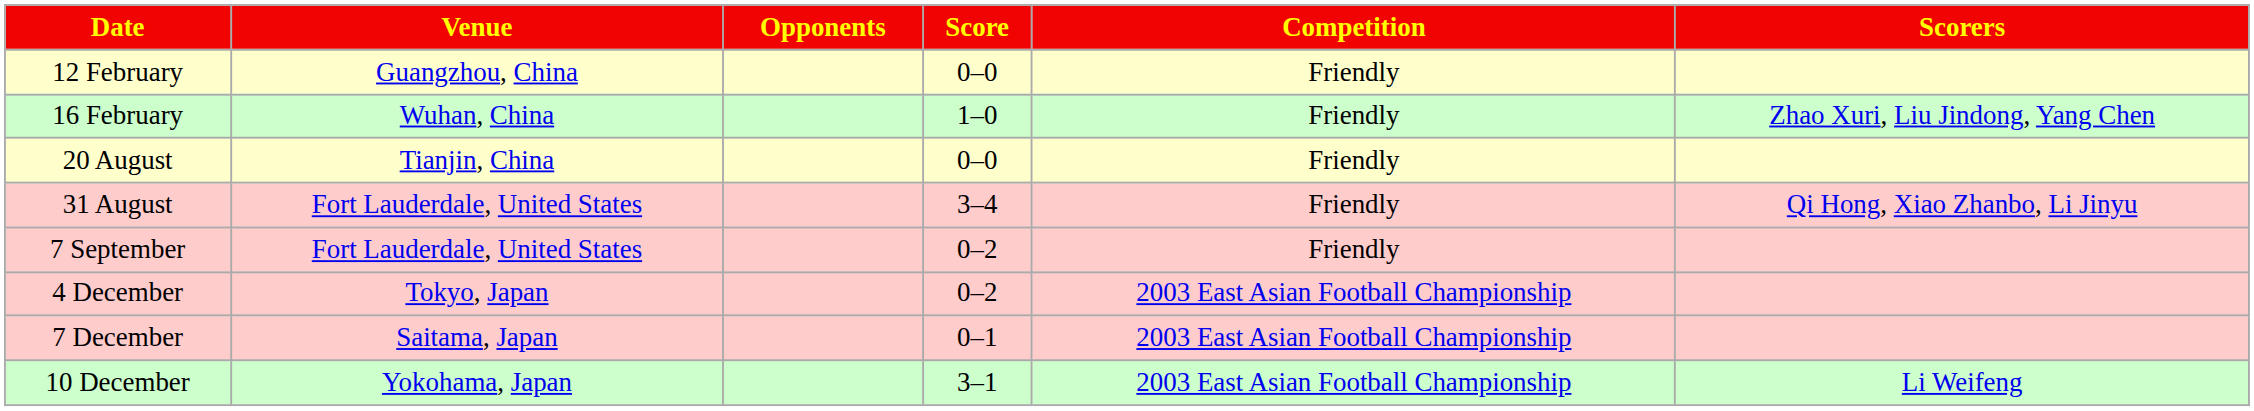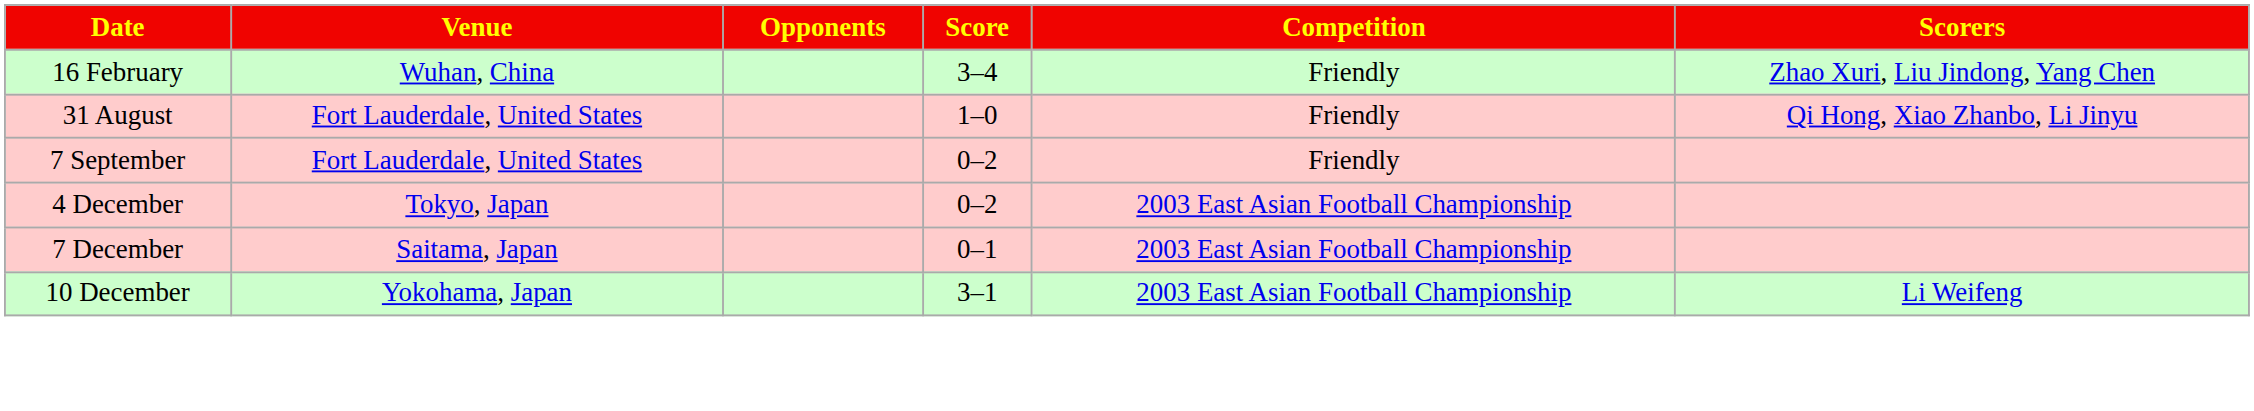- row: (118, 71)
(977, 115) 1–0 -> (977, 71) 3–4
- row: (118, 160)
(977, 204) 3–4 -> (977, 115) 1–0
